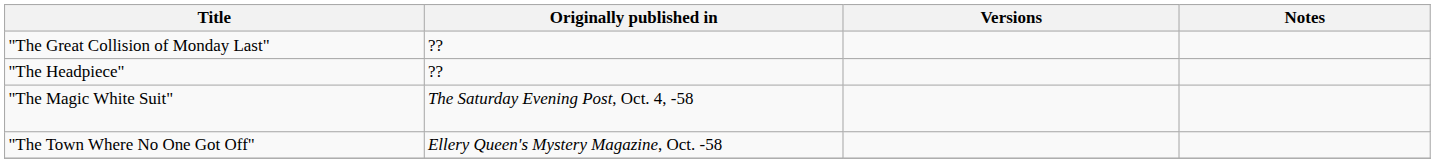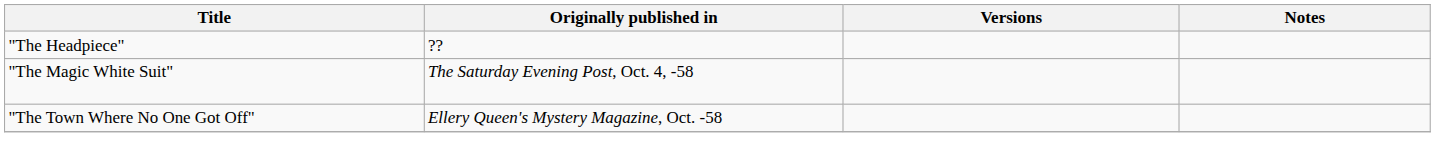- row: (139, 44)
